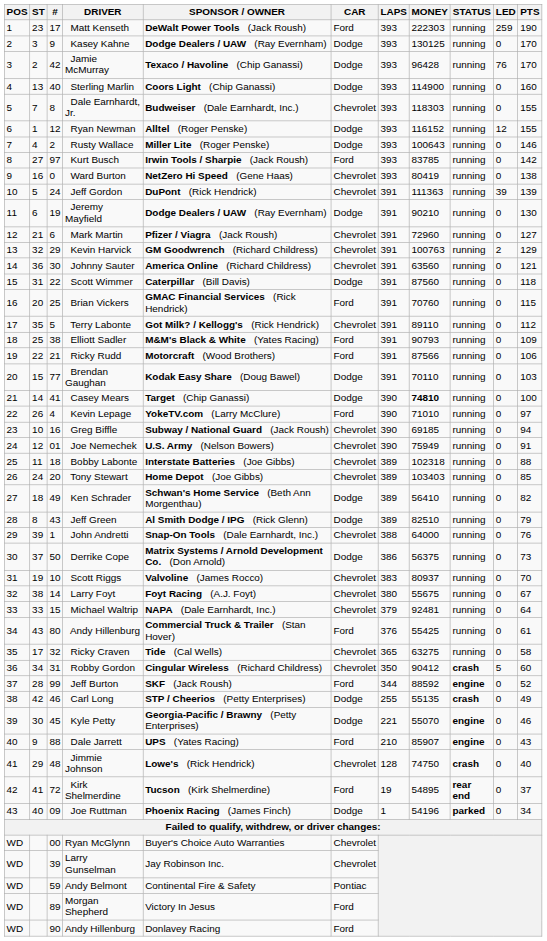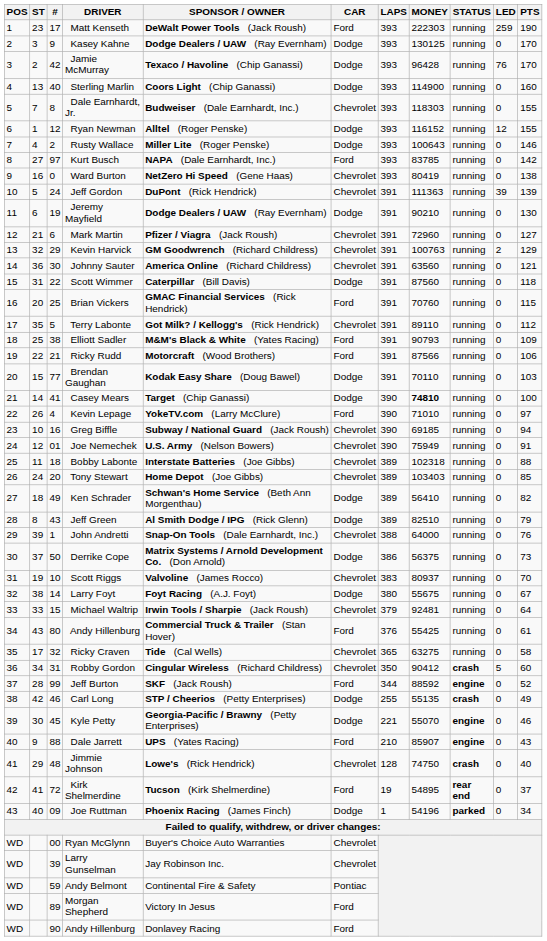(227, 160) Irwin Tools / Sharpie (Jack Roush) -> (210, 160) NAPA (Dale Earnhardt, Inc.)
(355, 593) Chevrolet -> (348, 593) Dodge
(210, 609) NAPA (Dale Earnhardt, Inc.) -> (227, 609) Irwin Tools / Sharpie (Jack Roush)
